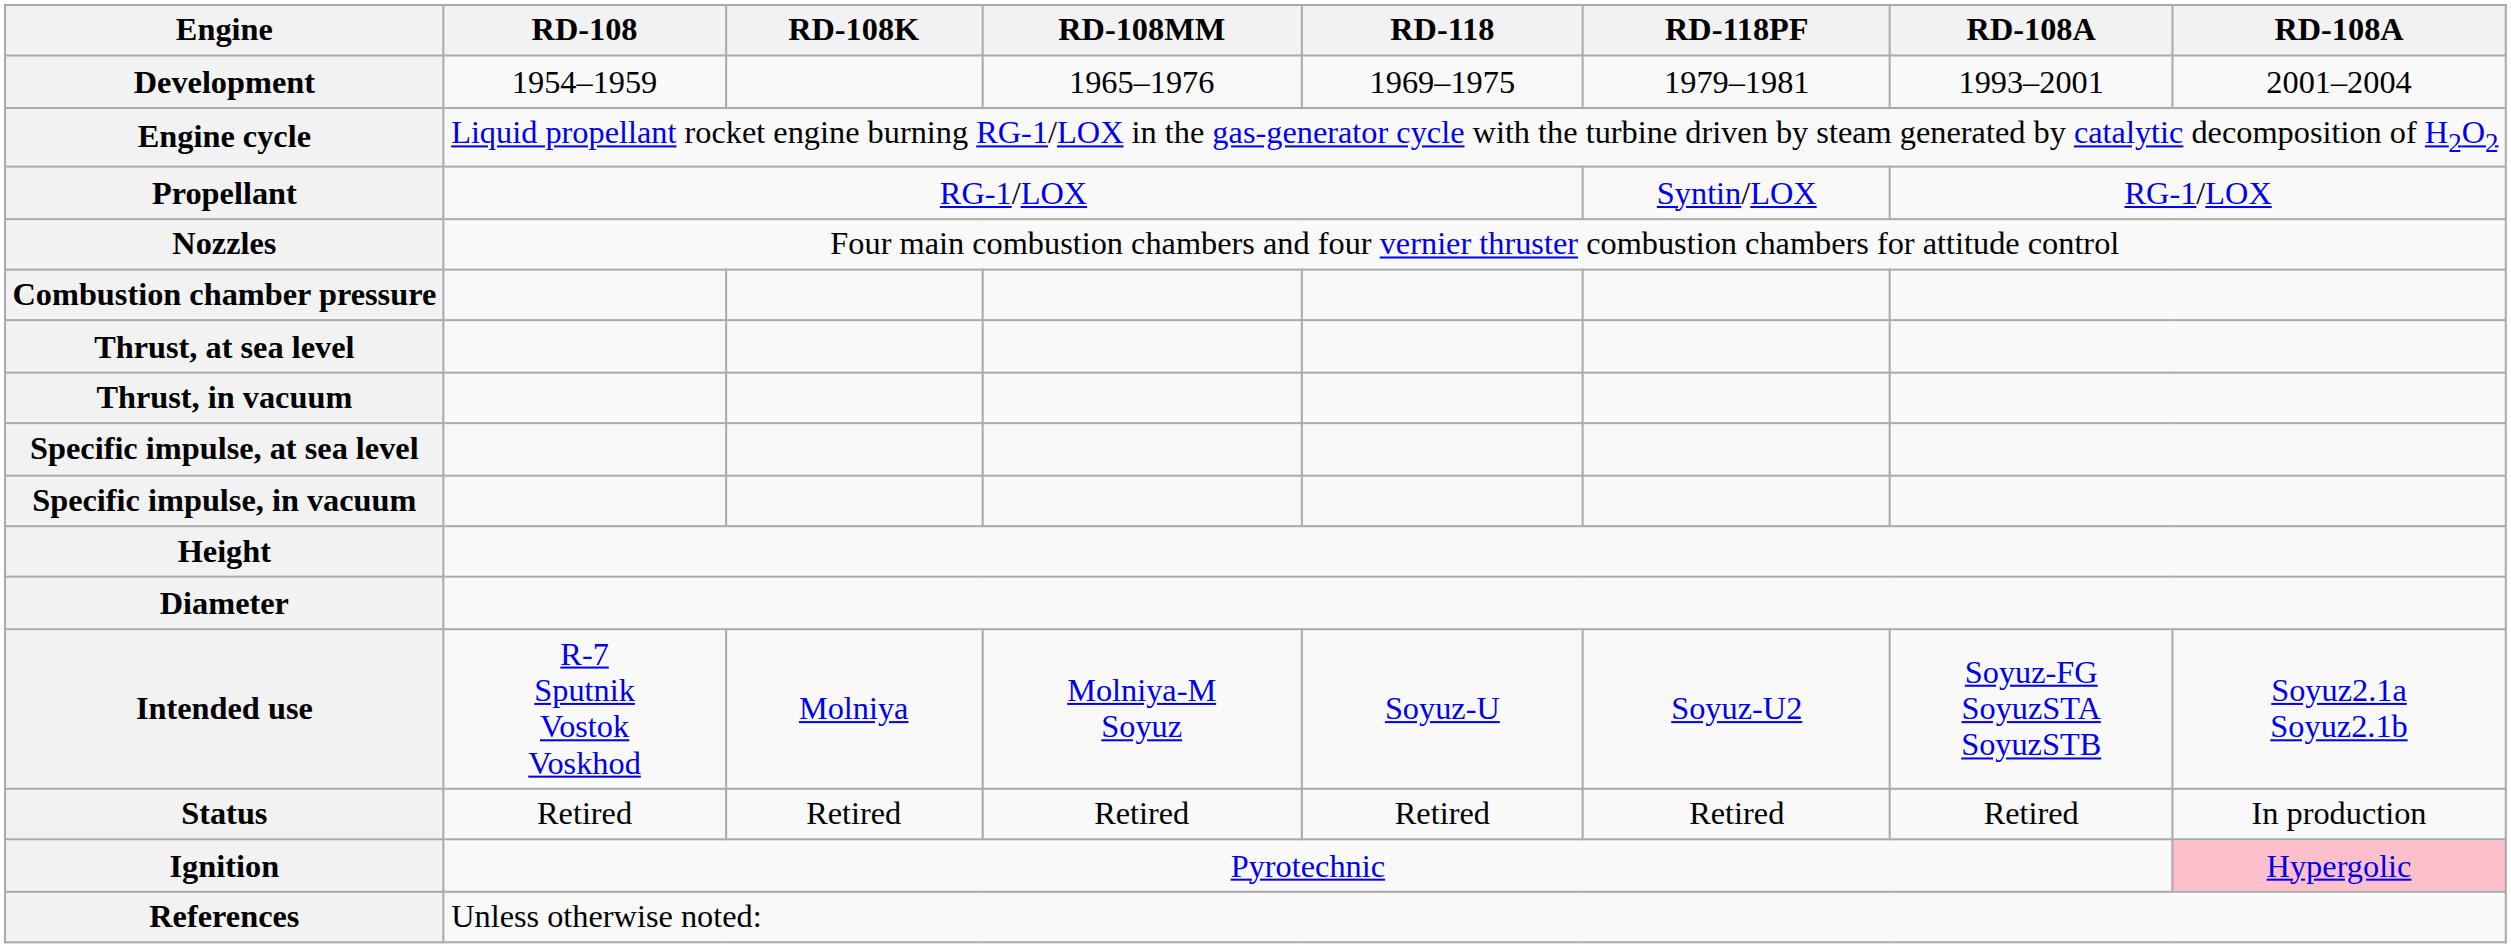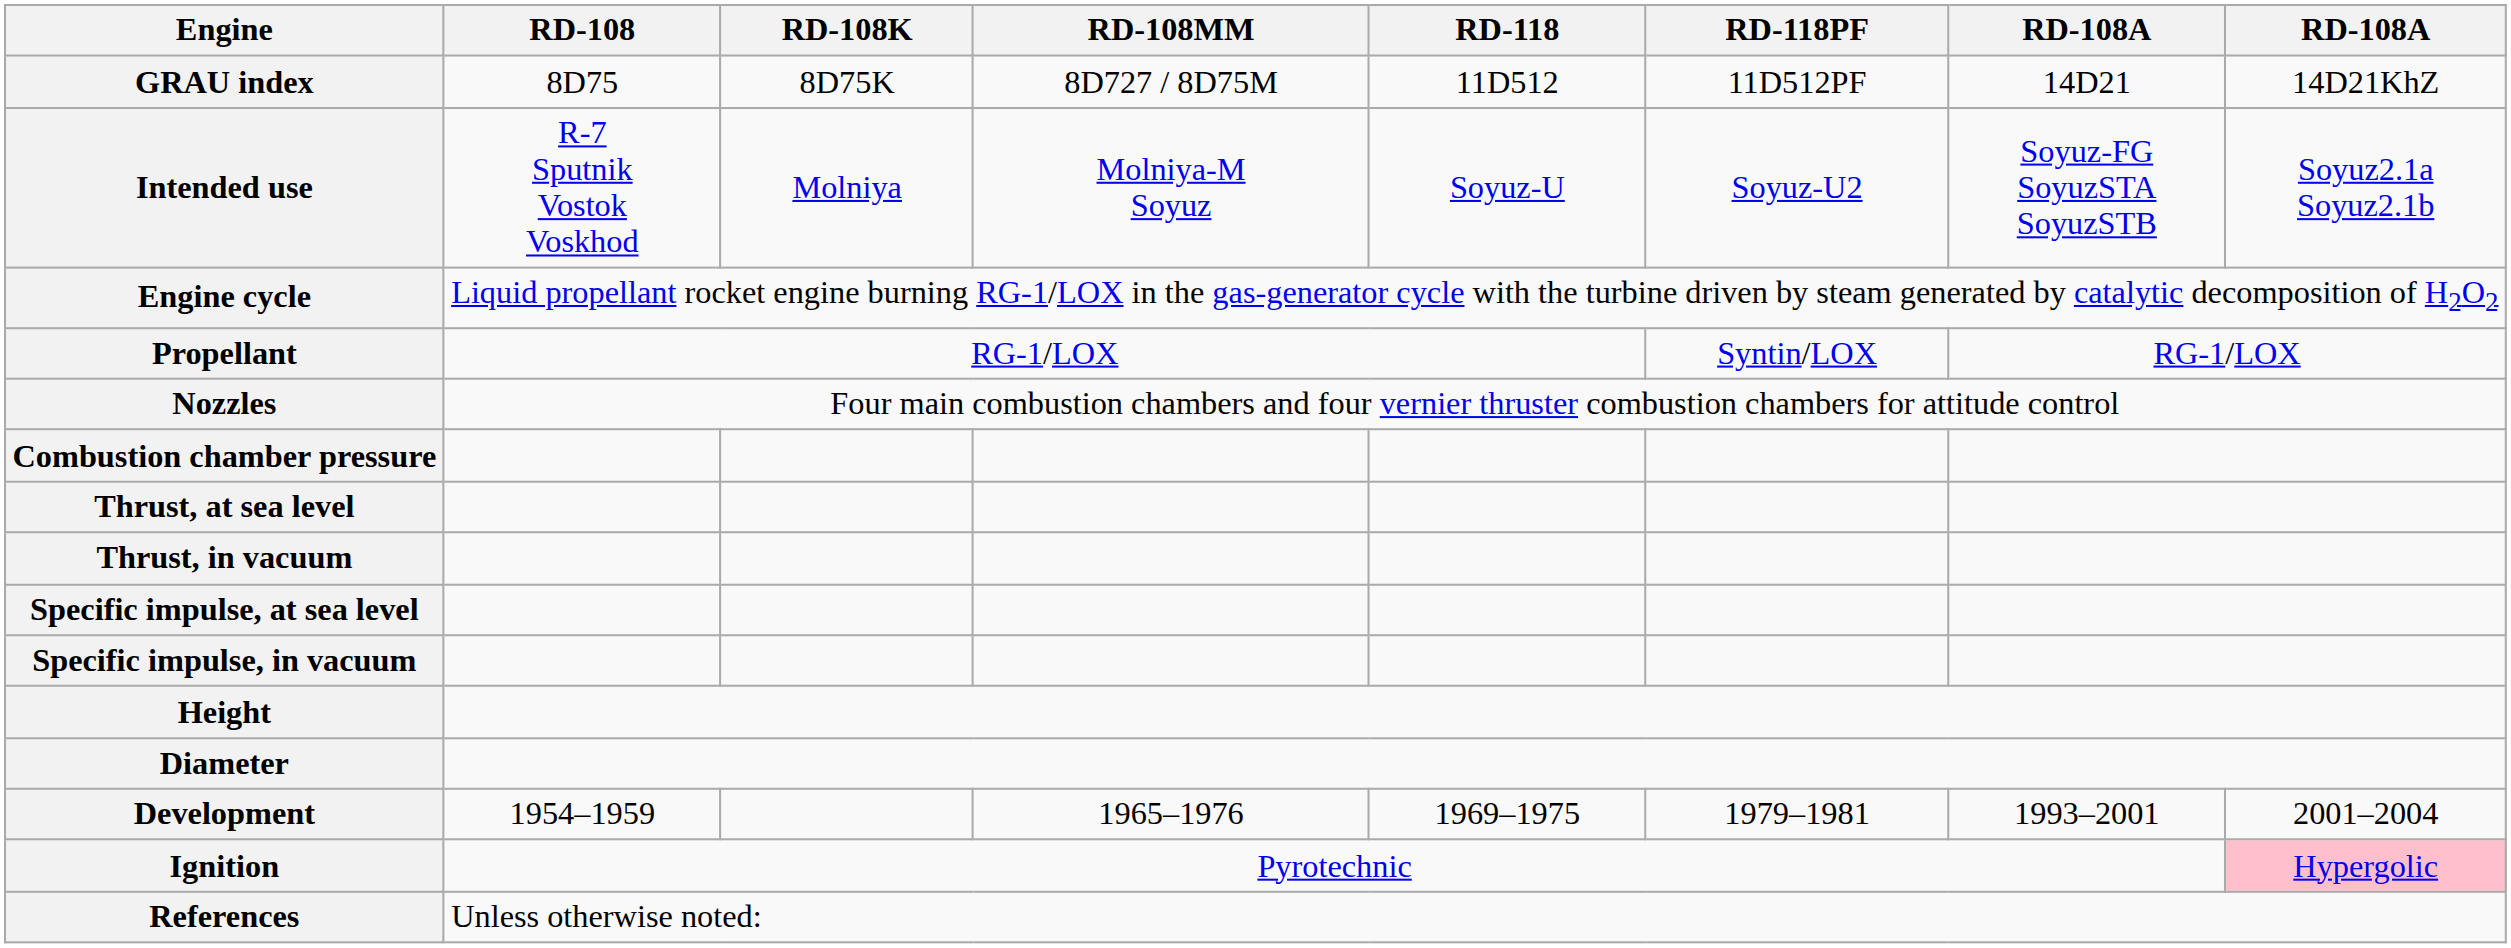+ row: (224, 81)
rows swapped: (224, 81) <-> (224, 708)
- row: (224, 814)
